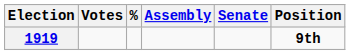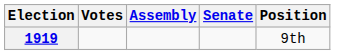- column: (134, 16)
(308, 39) bold -> (293, 39) normal
